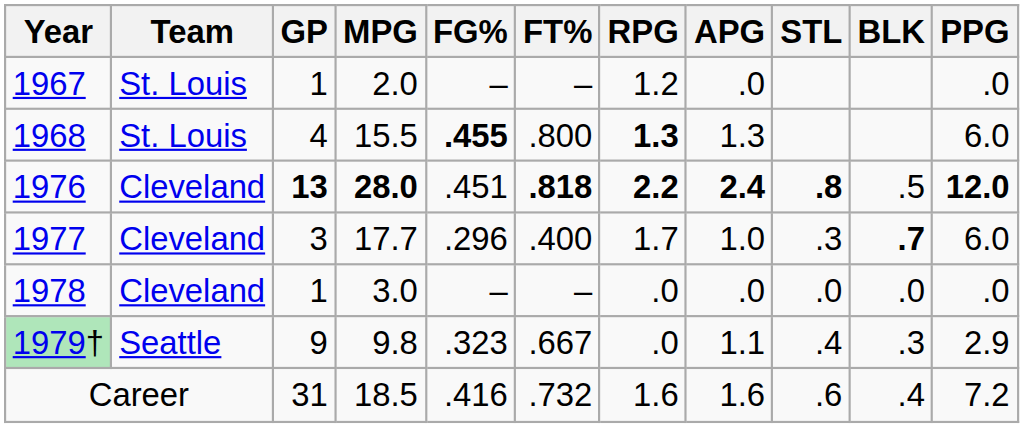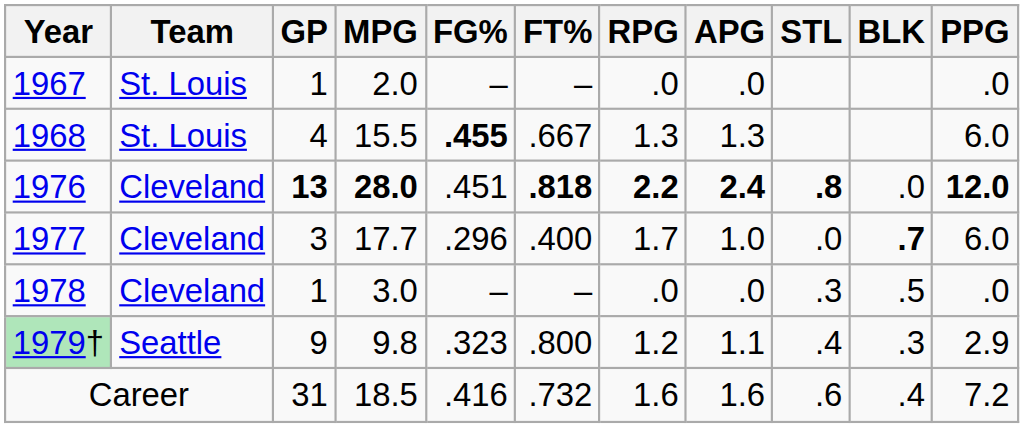(656, 83) 1.2 -> (665, 83) .0
(560, 135) .800 -> (560, 135) .667
(656, 135) bold -> (656, 135) normal
(911, 187) .5 -> (911, 187) .0
(829, 239) .3 -> (829, 239) .0
(829, 291) .0 -> (829, 291) .3
(911, 291) .0 -> (911, 291) .5
(560, 343) .667 -> (560, 343) .800
(665, 343) .0 -> (656, 343) 1.2
